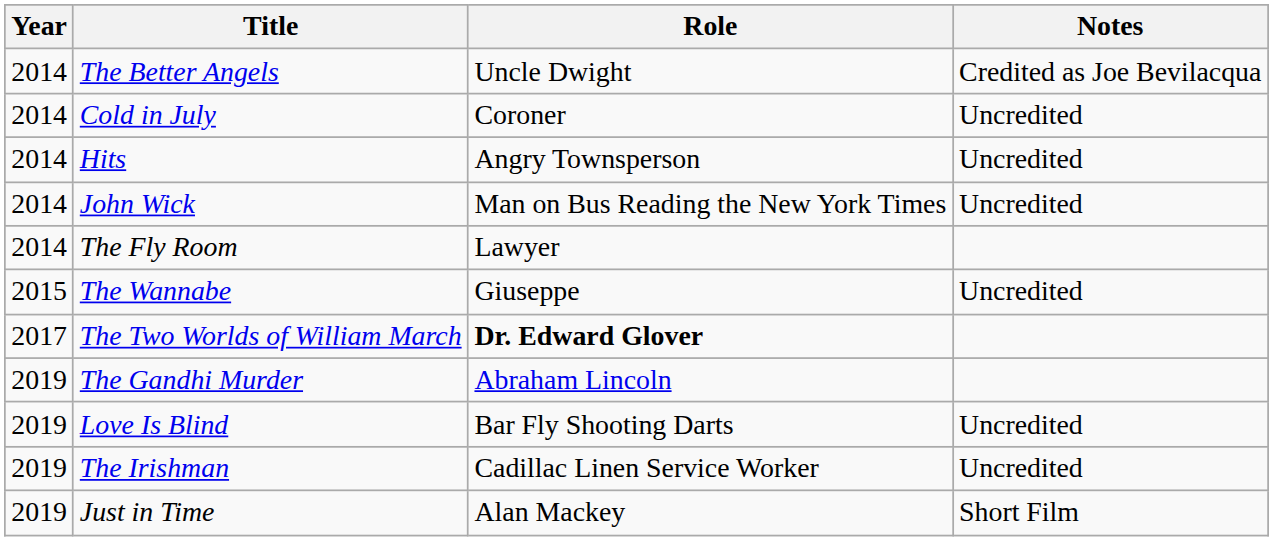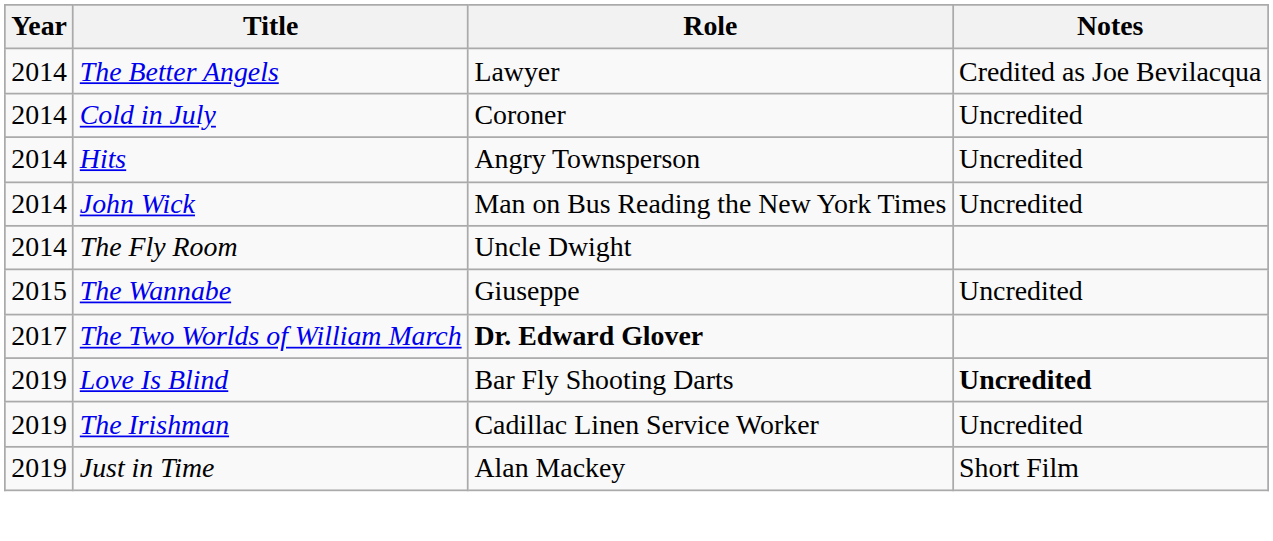(553, 70) Uncle Dwight -> (517, 70) Lawyer
(517, 247) Lawyer -> (553, 247) Uncle Dwight
- row: (191, 379)
(1021, 423) normal -> (1025, 379) bold
